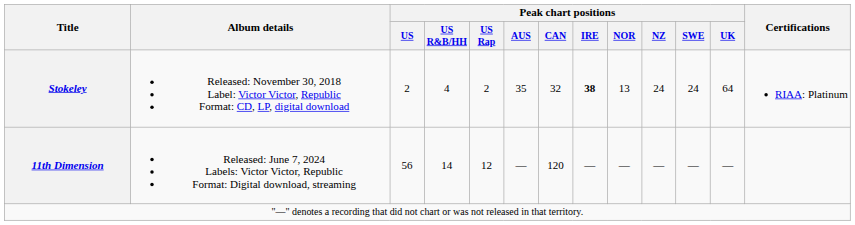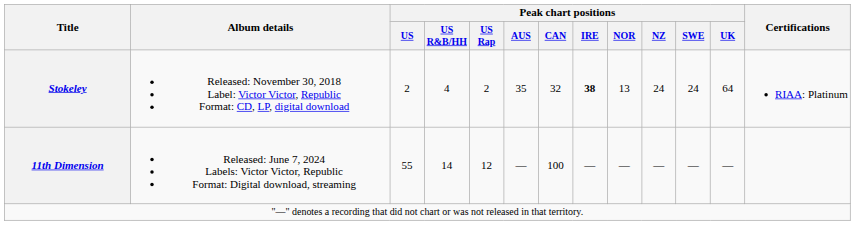(407, 165) 56 -> (407, 165) 55
(555, 165) 120 -> (555, 165) 100
